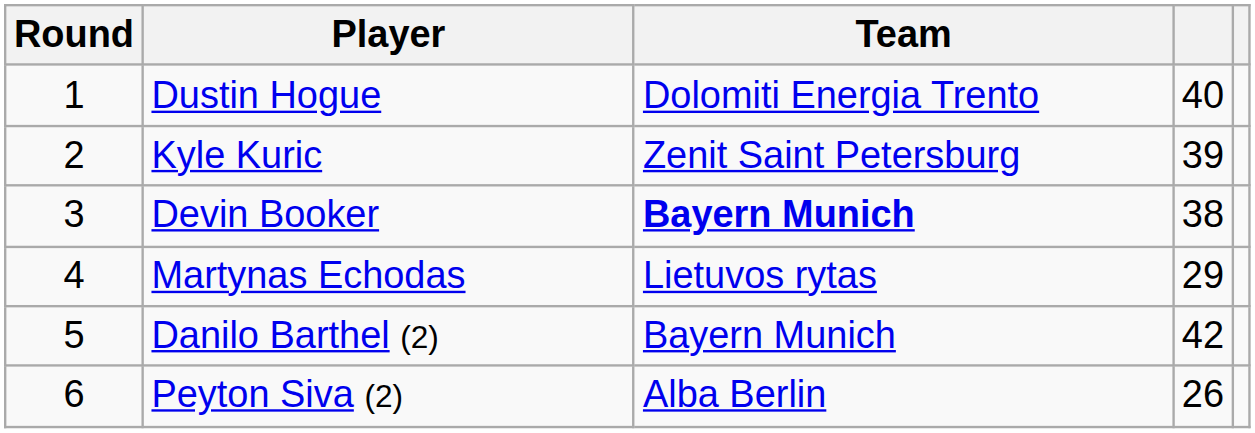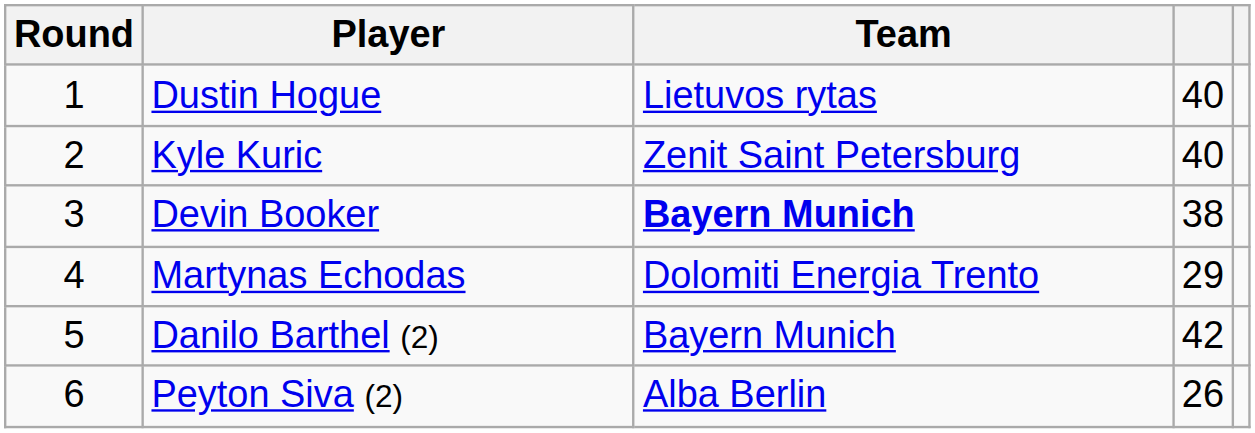(841, 94) Dolomiti Energia Trento -> (760, 94) Lietuvos rytas
(1203, 154) 39 -> (1203, 154) 40
(760, 275) Lietuvos rytas -> (841, 275) Dolomiti Energia Trento
